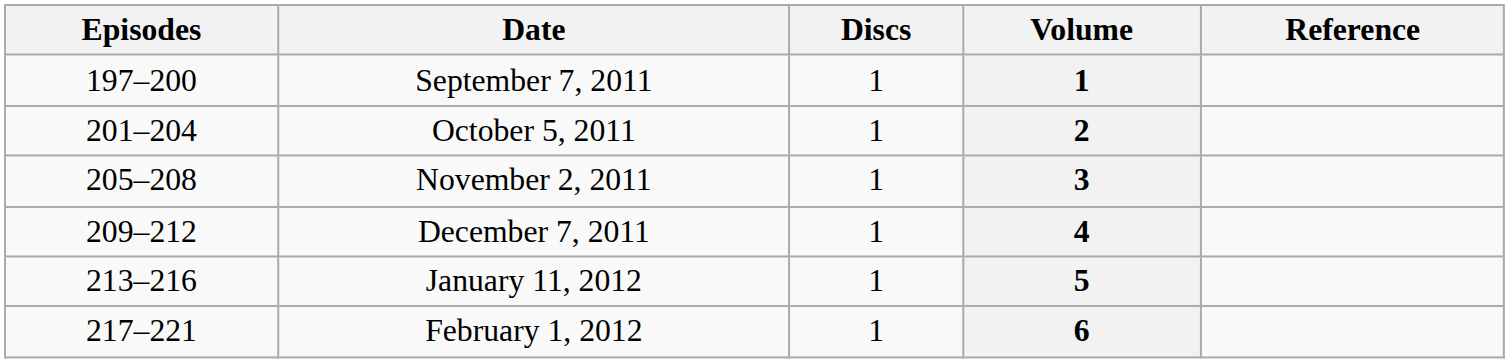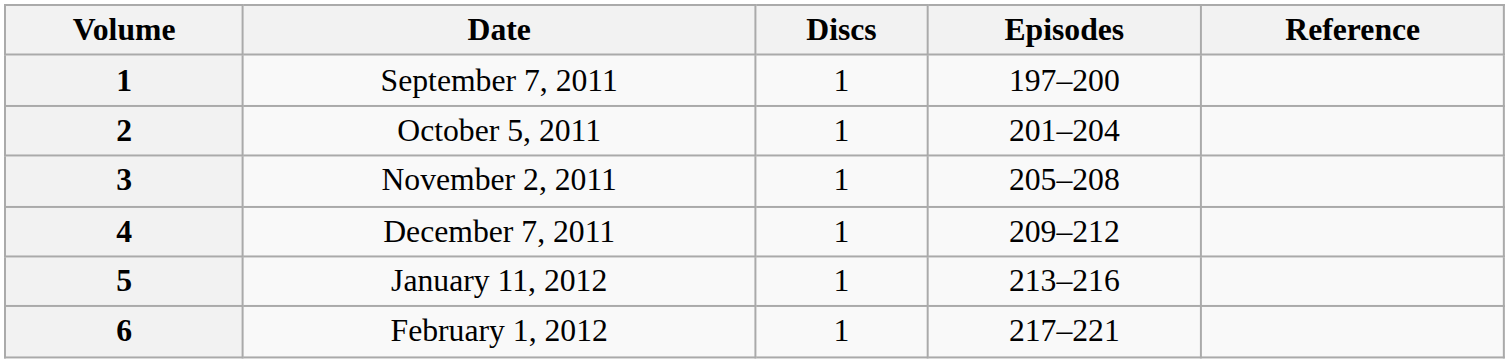columns swapped: (1082, 29) <-> (141, 29)
